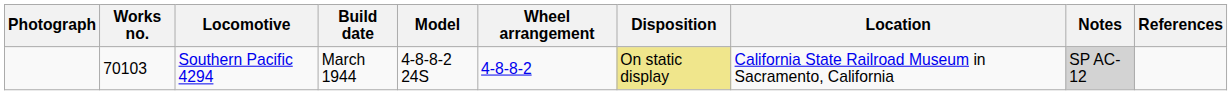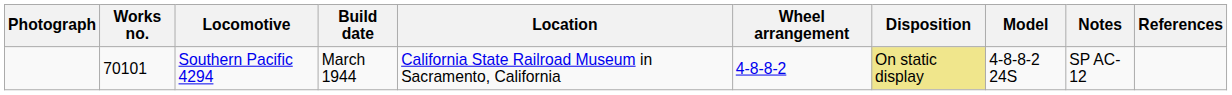columns swapped: (438, 25) <-> (898, 25)
(125, 68) 70103 -> (125, 68) 70101
(1095, 68) lightgrey background -> (1095, 68) no background
